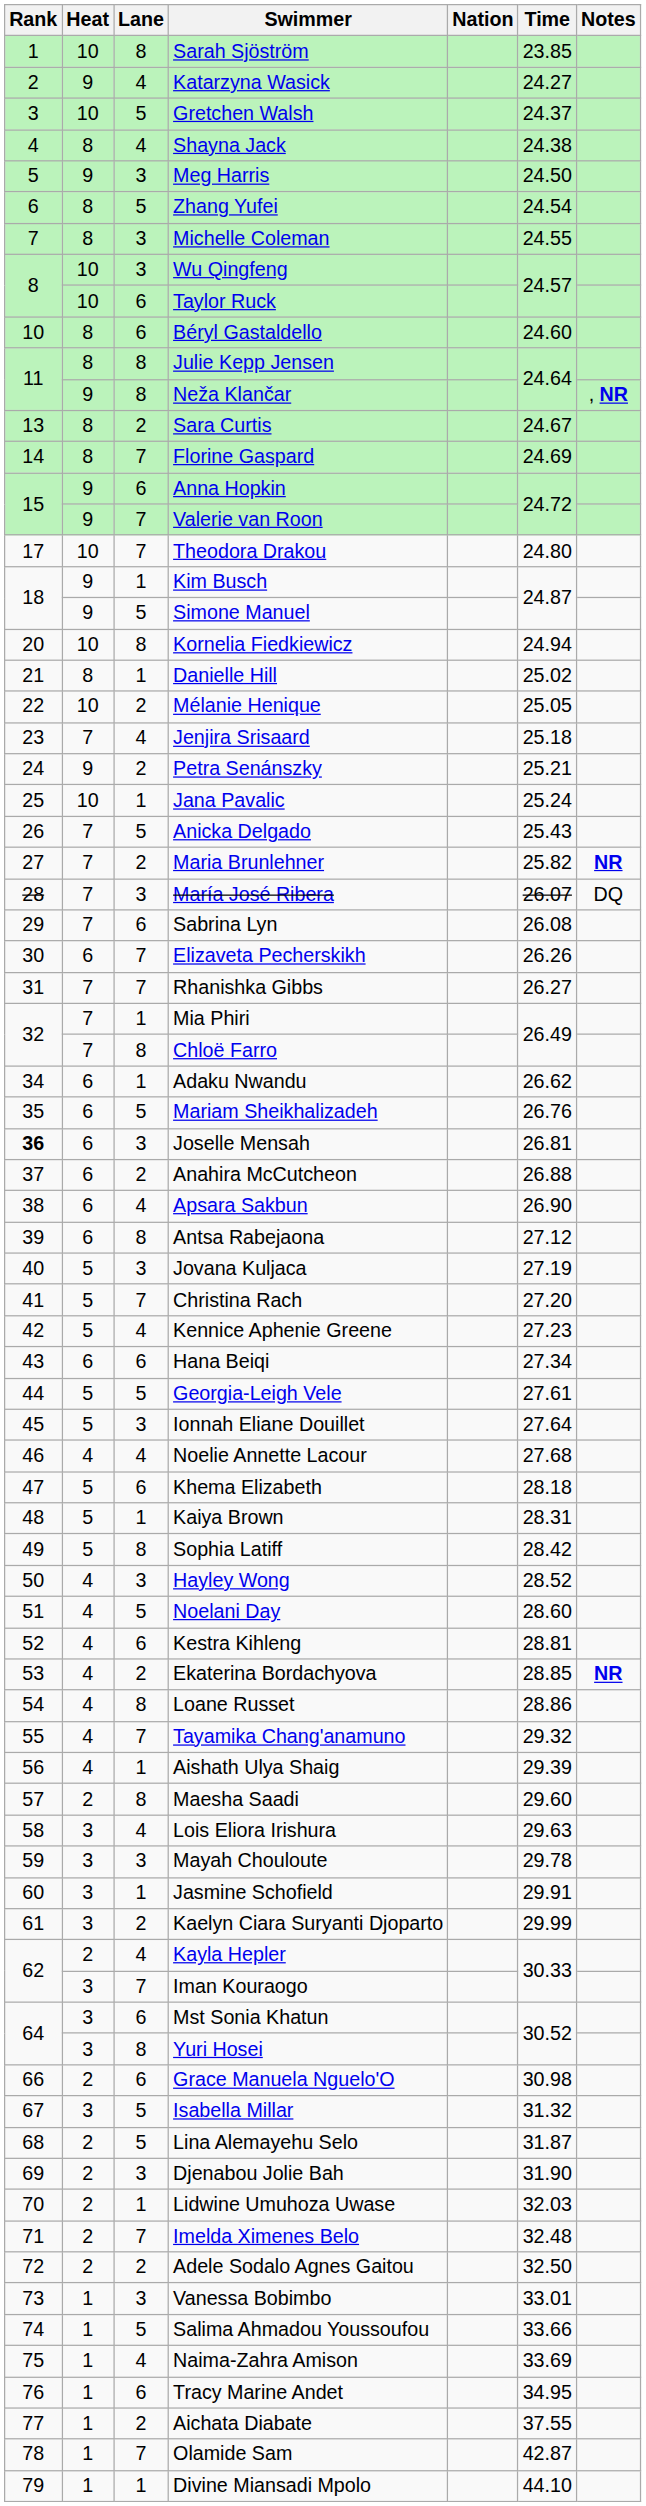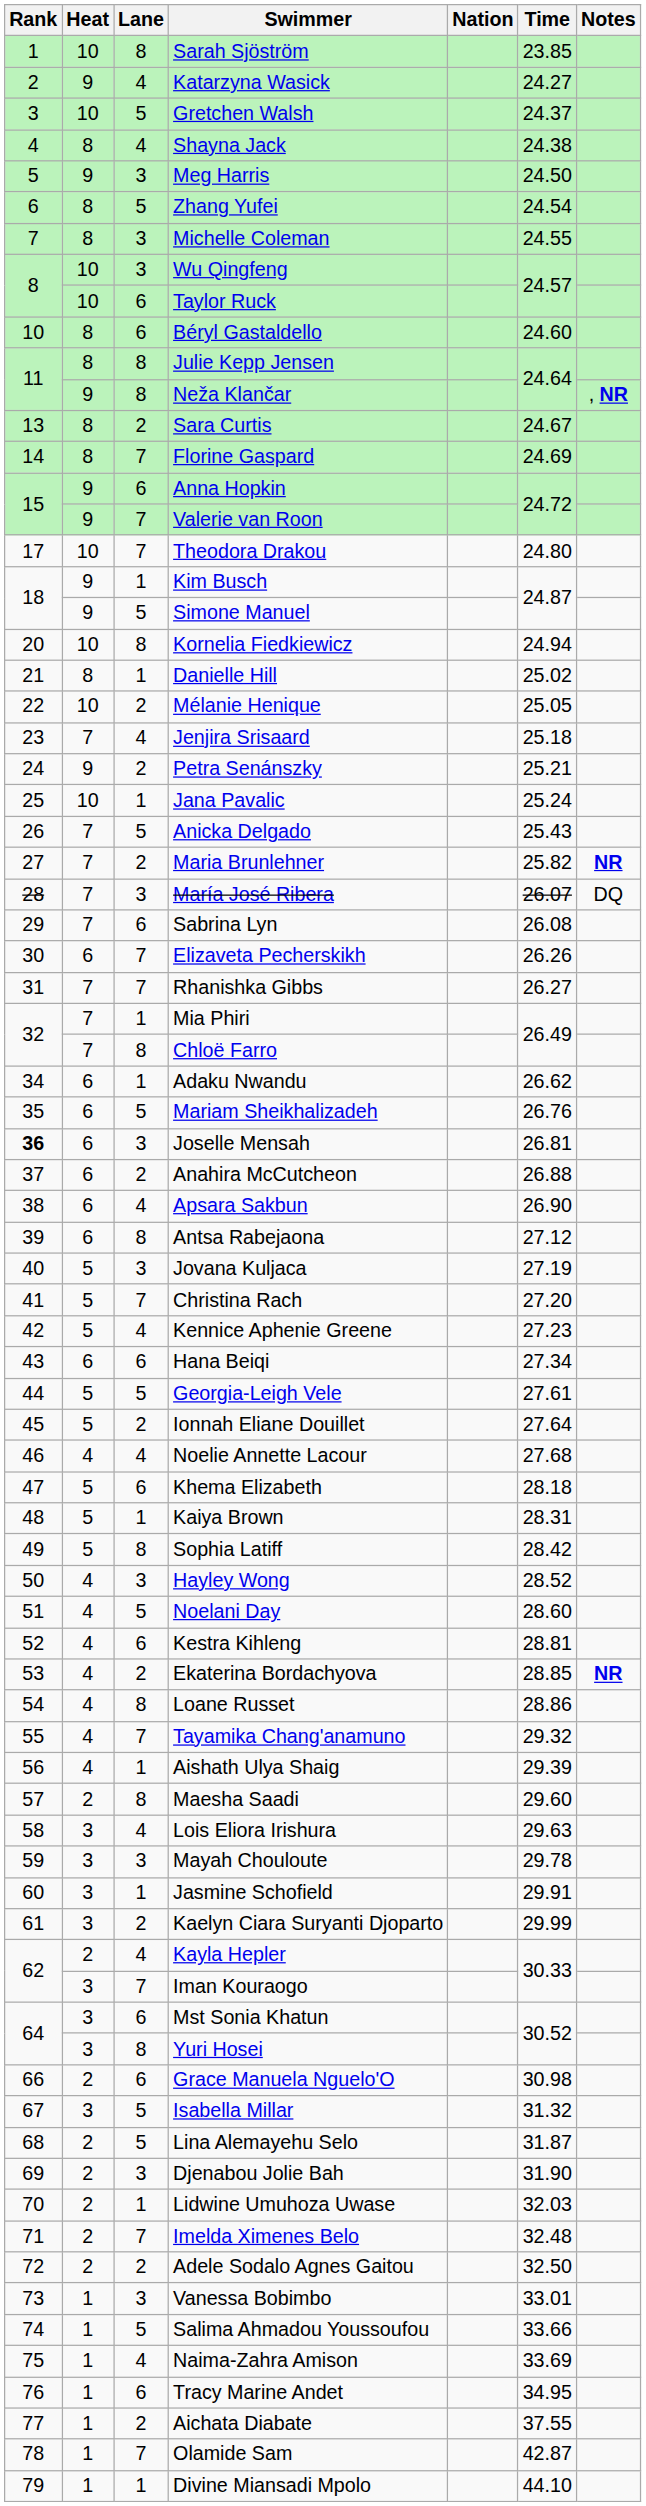(141, 1424) 3 -> (141, 1424) 2
